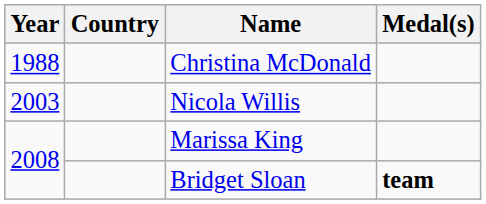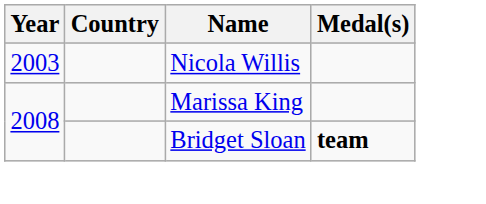- row: (271, 62)
